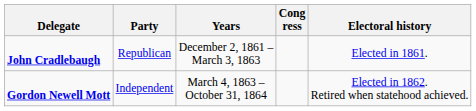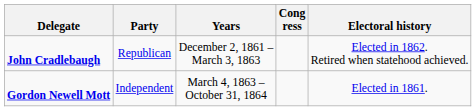(390, 53) Elected in 1861. -> (390, 53) Elected in 1862. Retired when statehood achieved.
(390, 88) Elected in 1862. Retired when statehood achieved. -> (390, 88) Elected in 1861.
